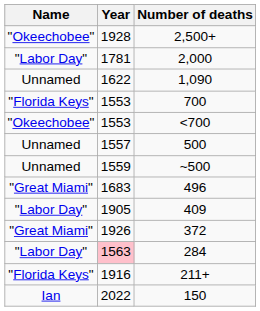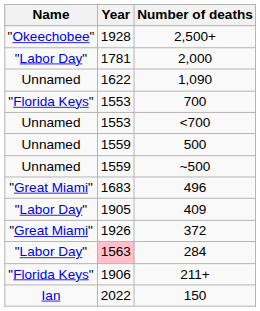(51, 123) "Okeechobee" -> (51, 123) Unnamed
(116, 144) 1557 -> (116, 144) 1559
(116, 274) 1916 -> (116, 274) 1906
